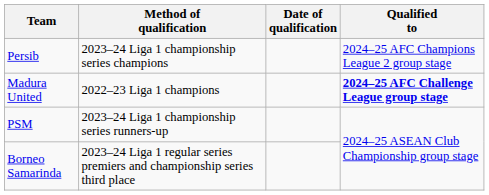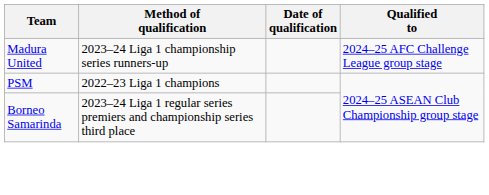- row: (23, 55)
(151, 90) 2022–23 Liga 1 champions -> (159, 55) 2023–24 Liga 1 championship series runners-up
(408, 90) bold -> (406, 55) normal
(159, 124) 2023–24 Liga 1 championship series runners-up -> (151, 83) 2022–23 Liga 1 champions
